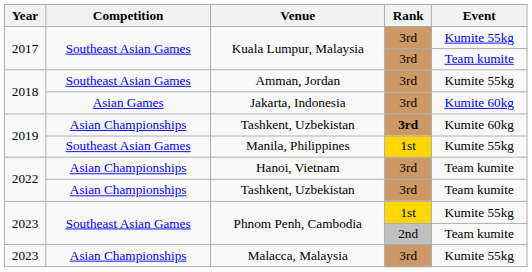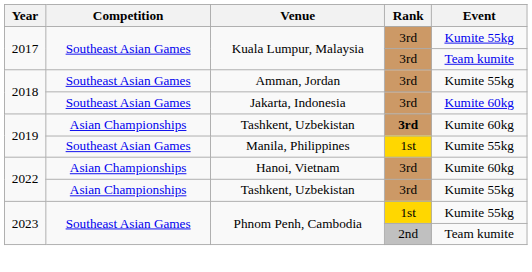(128, 103) Asian Games -> (128, 103) Southeast Asian Games
(479, 168) Team kumite -> (479, 168) Kumite 60kg
(479, 190) Team kumite -> (479, 190) Kumite 55kg
- row: (25, 256)
